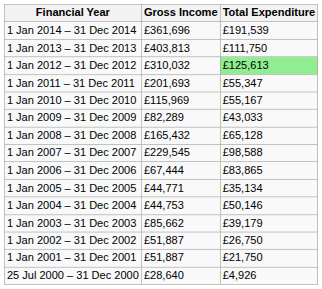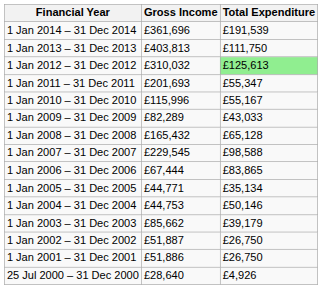(167, 100) £115,969 -> (167, 100) £115,996
(164, 258) £51,887 -> (164, 258) £51,886
(243, 258) £21,750 -> (243, 258) £26,750
